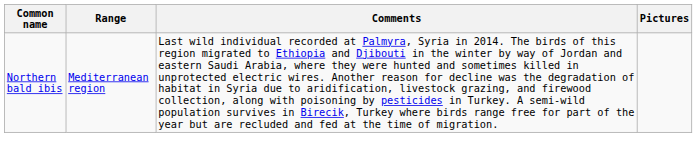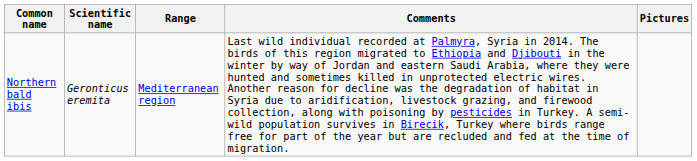+ column: (100, 19)
